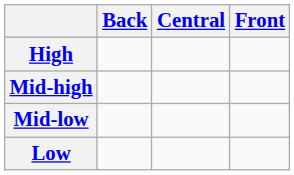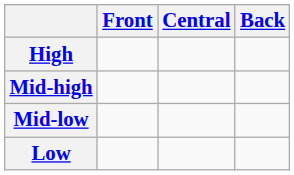columns swapped: (260, 20) <-> (125, 20)
